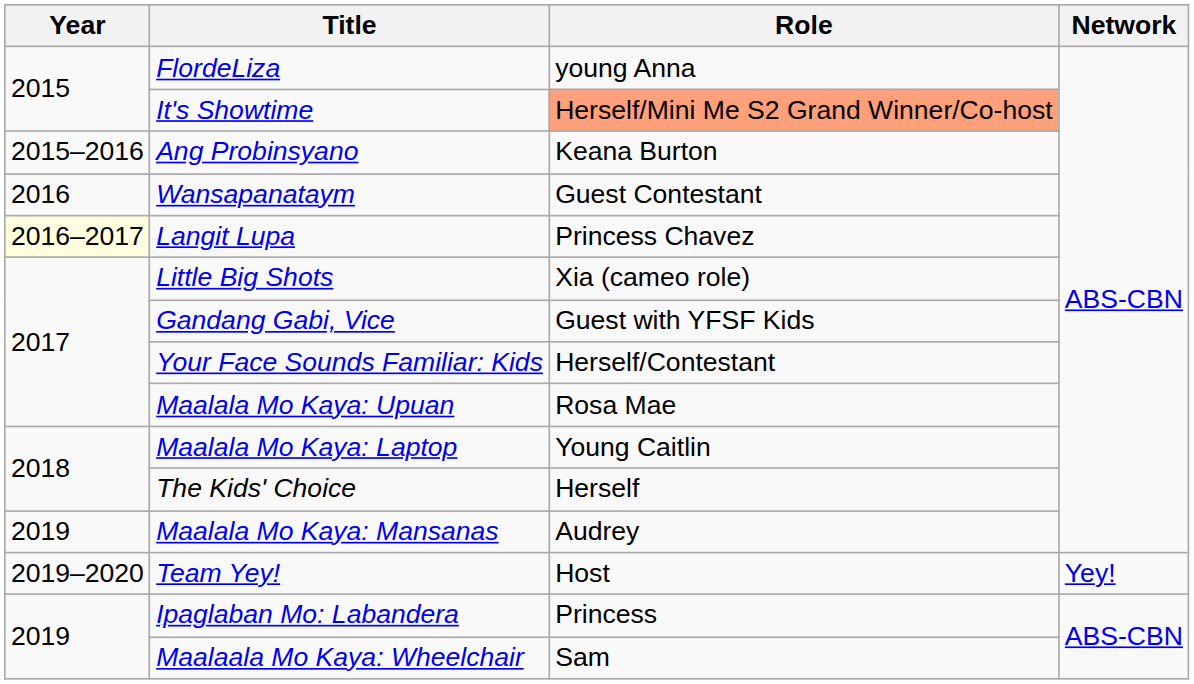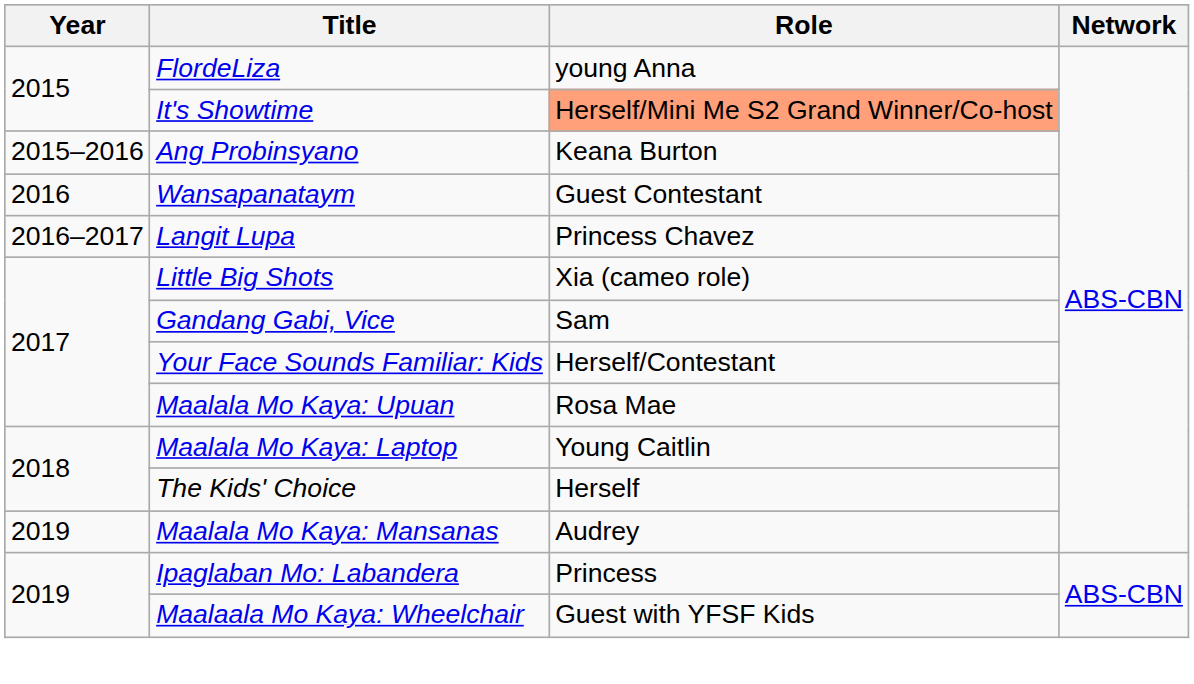(77, 236) lightyellow background -> (77, 236) no background
(685, 320) Guest with YFSF Kids -> (582, 320) Sam
- row: (218, 573)
(582, 657) Sam -> (685, 615) Guest with YFSF Kids
